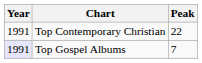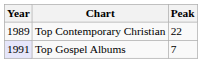(18, 31) 1991 -> (18, 31) 1989
